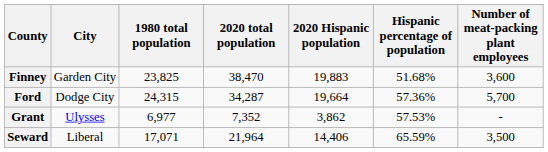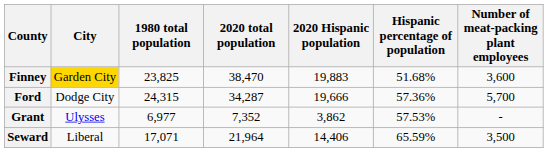(85, 77) no background -> (85, 77) gold background
(331, 97) 19,664 -> (331, 97) 19,666
